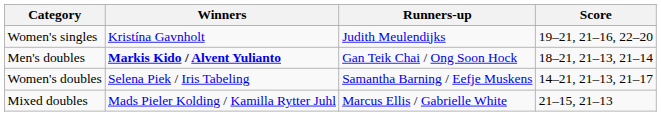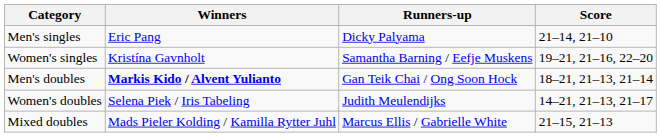+ row: (44, 36)
(394, 36) Judith Meulendijks -> (437, 57) Samantha Barning / Eefje Muskens
(437, 79) Samantha Barning / Eefje Muskens -> (394, 100) Judith Meulendijks
